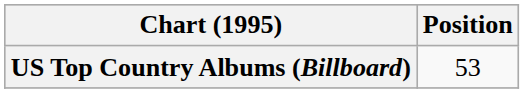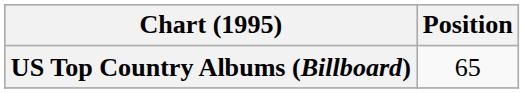(468, 66) 53 -> (468, 66) 65
